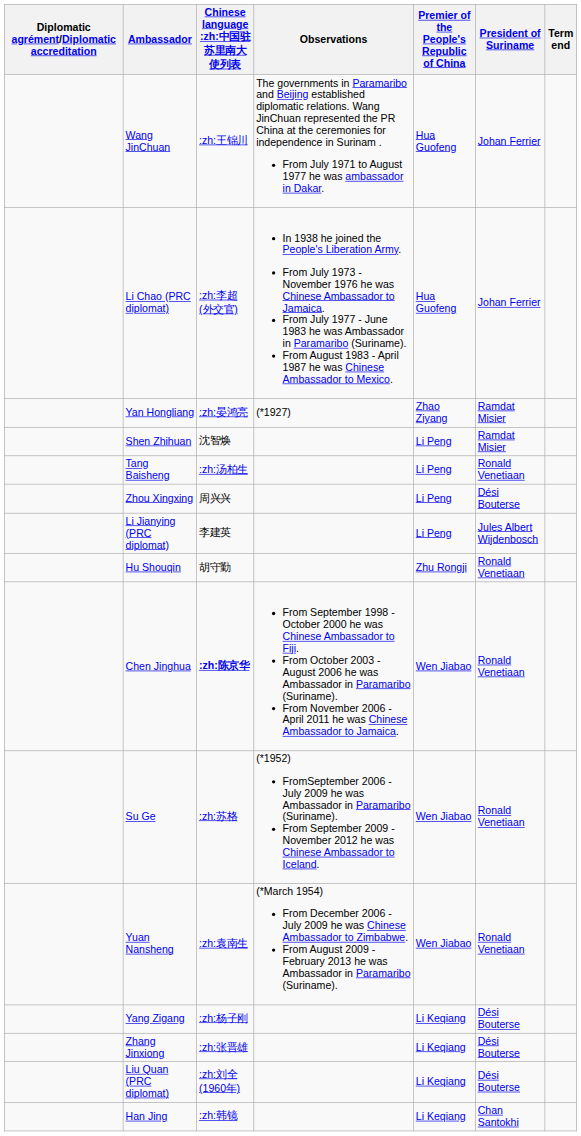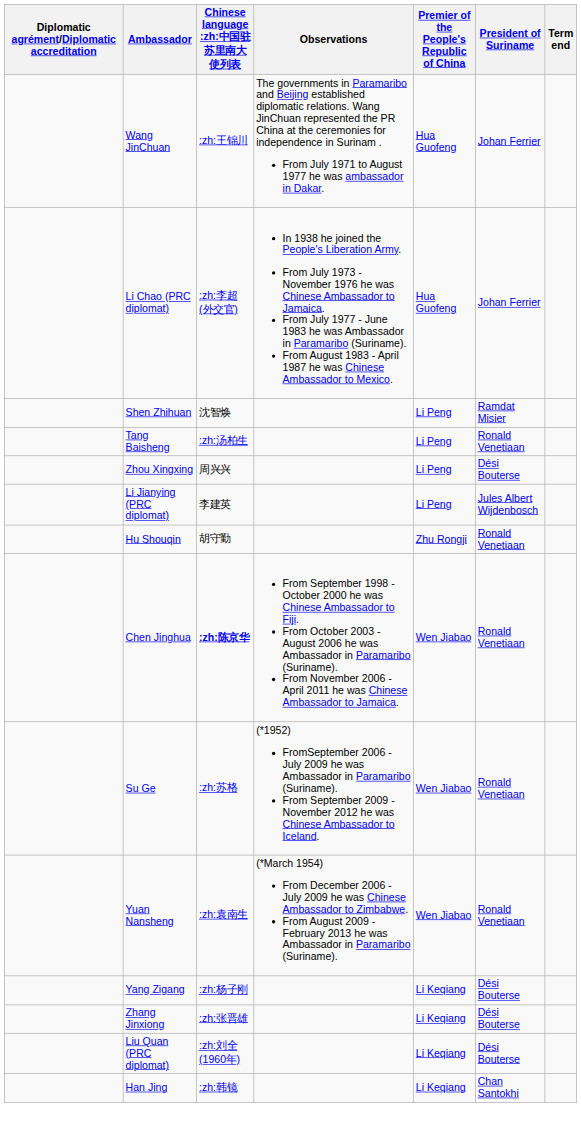- row: (160, 412)
